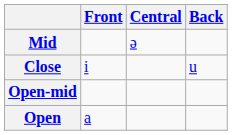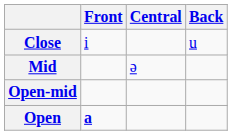rows swapped: (42, 67) <-> (42, 42)
(88, 117) normal -> (88, 117) bold
